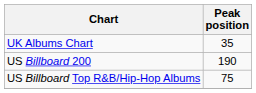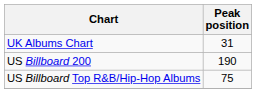(227, 43) 35 -> (227, 43) 31
